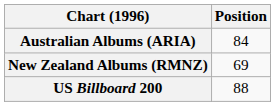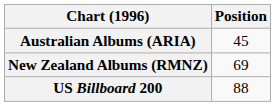(241, 40) 84 -> (241, 40) 45
